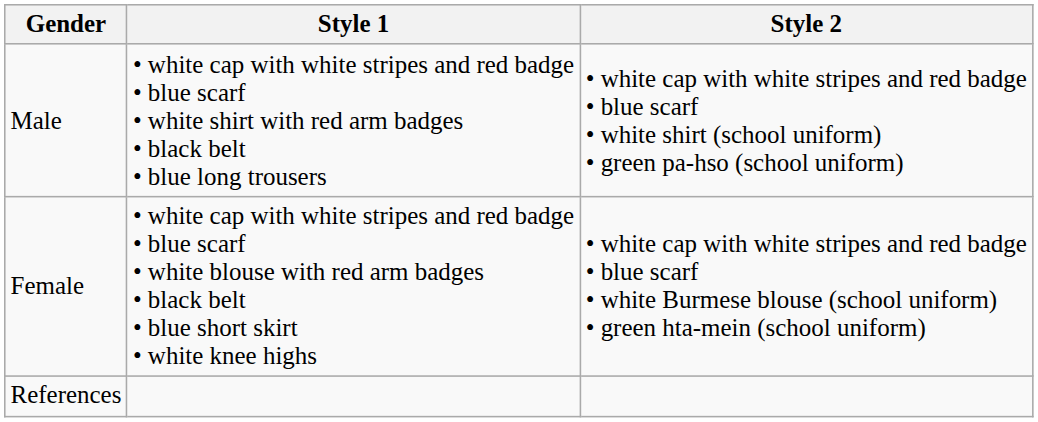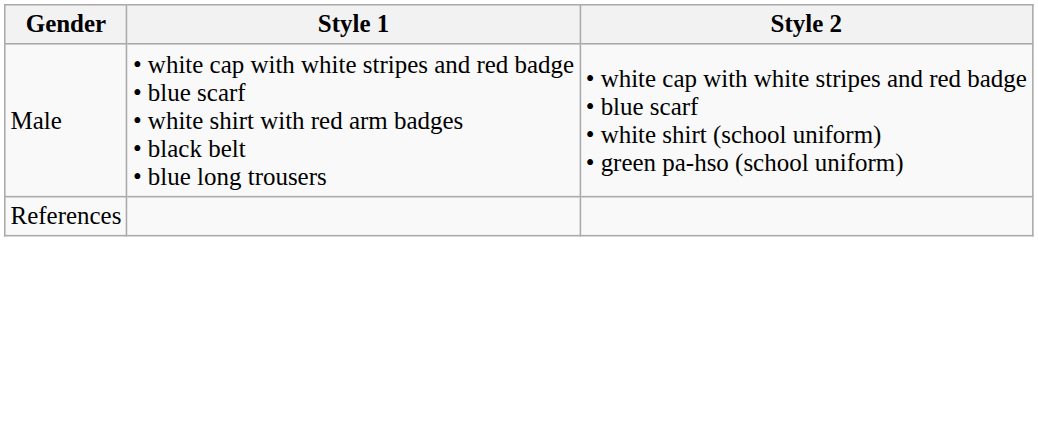- row: (47, 285)
